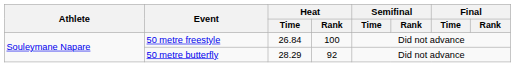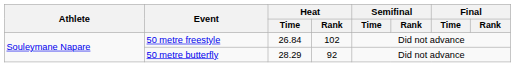(332, 40) 100 -> (332, 40) 102
